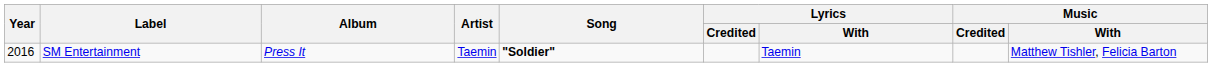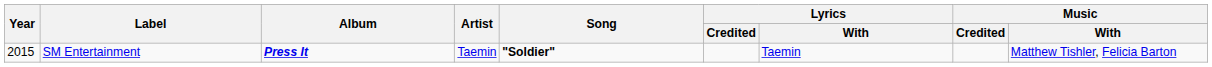(21, 52) 2016 -> (21, 52) 2015
(285, 52) normal -> (286, 52) bold
